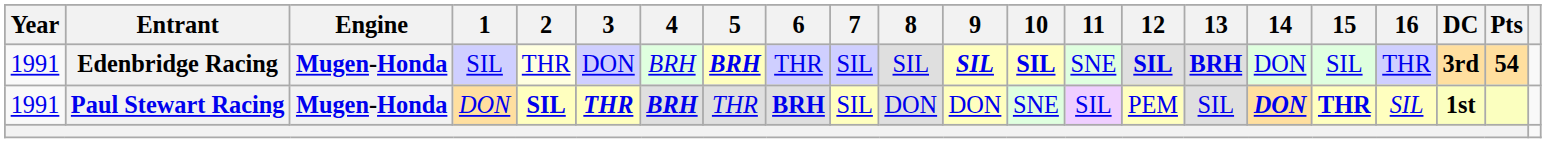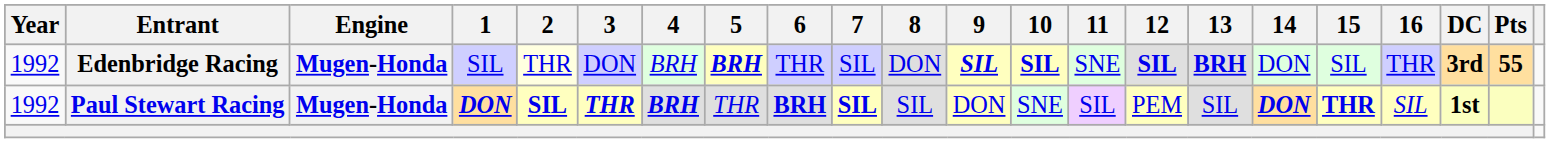(35, 64) 1991 -> (35, 64) 1992
(911, 64) SIL -> (915, 64) DON
(1507, 64) 54 -> (1511, 64) 55
(35, 104) 1991 -> (35, 104) 1992
(485, 104) normal -> (485, 104) bold
(855, 104) normal -> (857, 104) bold
(911, 104) DON -> (915, 104) SIL
